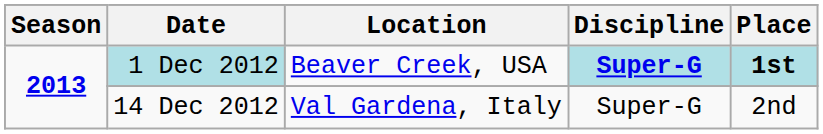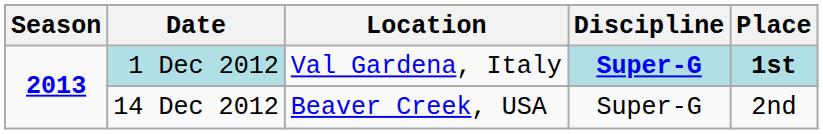(419, 66) Beaver Creek, USA -> (426, 66) Val Gardena, Italy
(426, 107) Val Gardena, Italy -> (419, 107) Beaver Creek, USA
